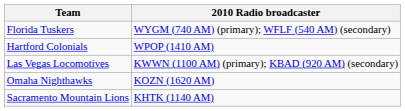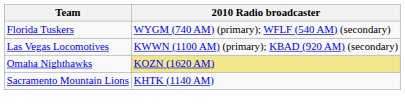- row: (47, 47)
(174, 81) no background -> (174, 64) khaki background
